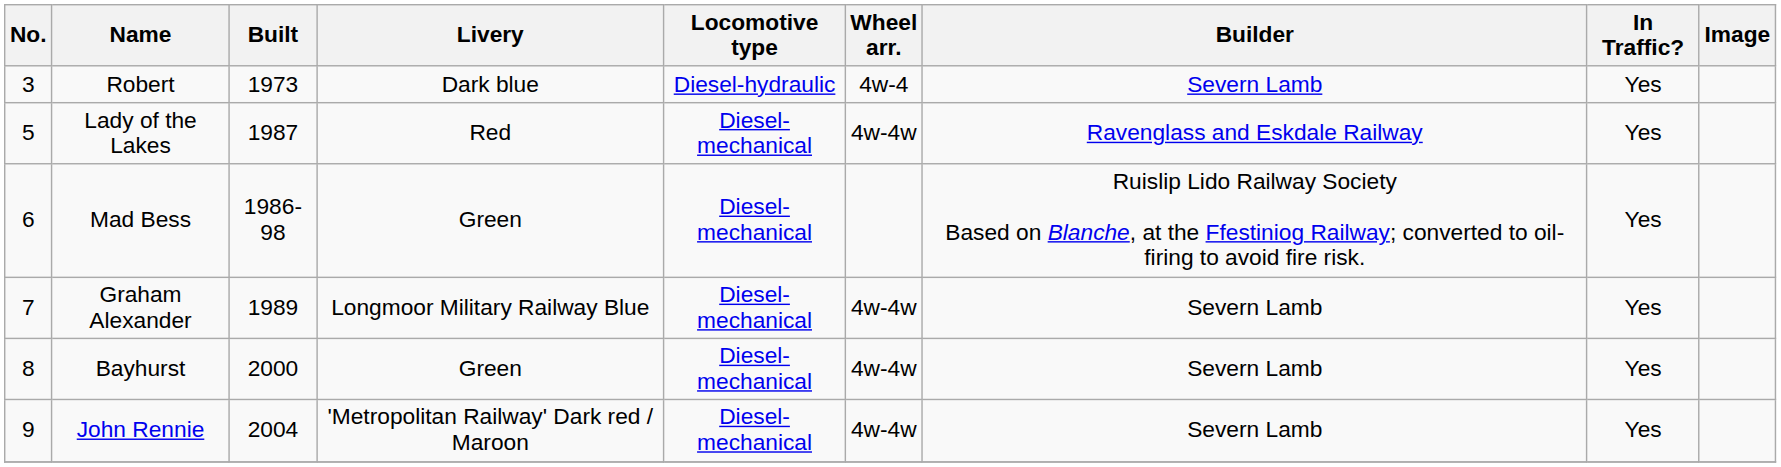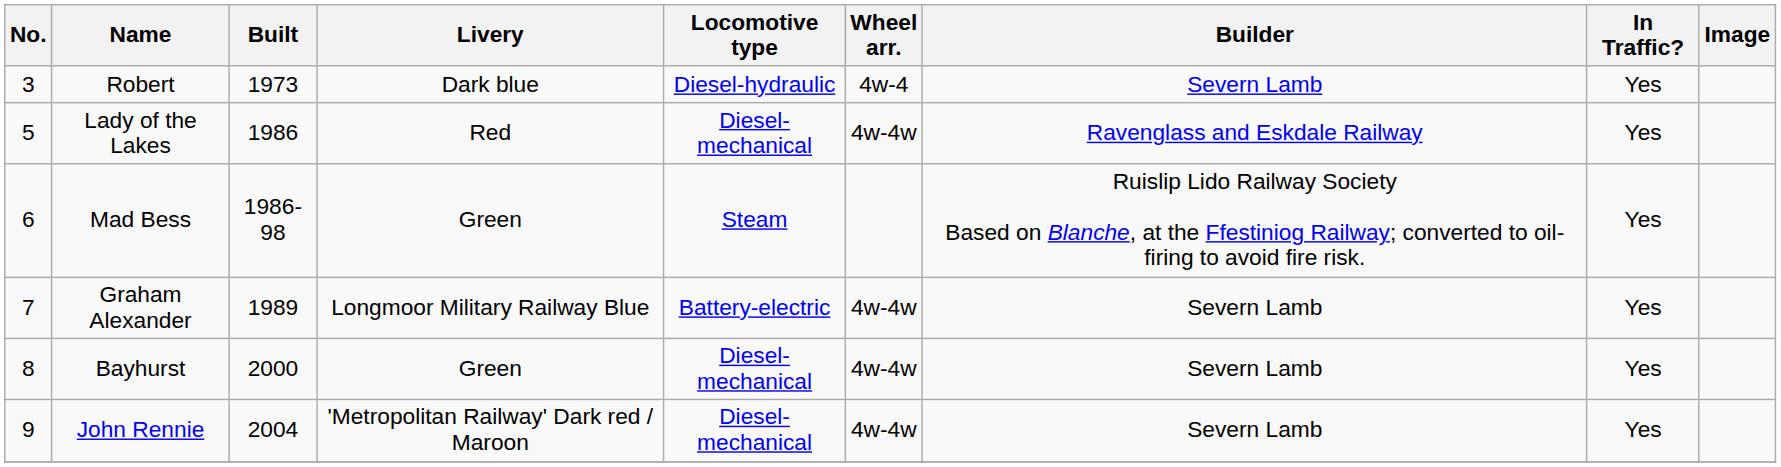(273, 132) 1987 -> (273, 132) 1986
(755, 220) Diesel-mechanical -> (755, 220) Steam
(755, 307) Diesel-mechanical -> (755, 307) Battery-electric
